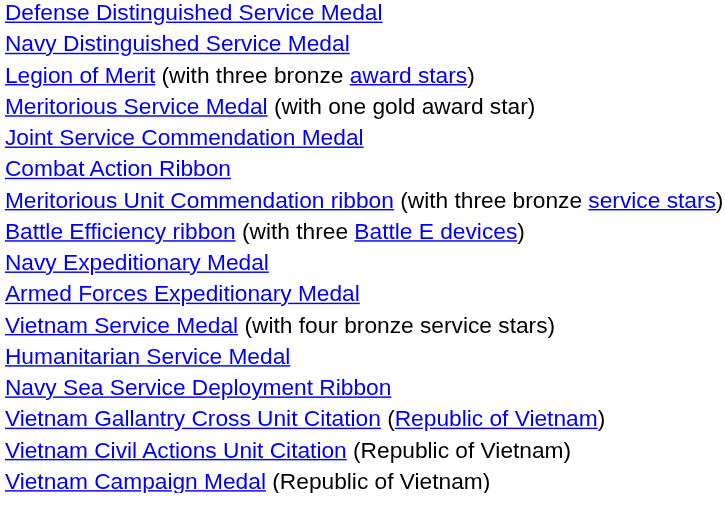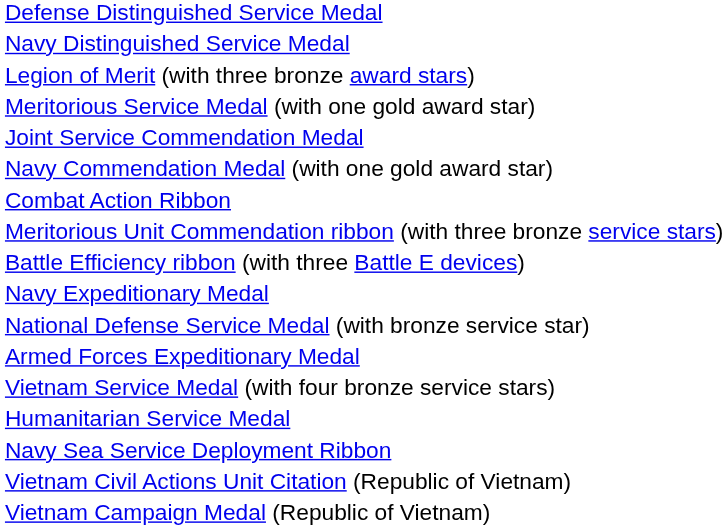+ row: (279, 169)
+ row: (297, 325)
- row: (305, 418)
